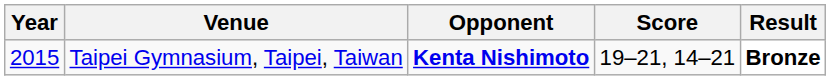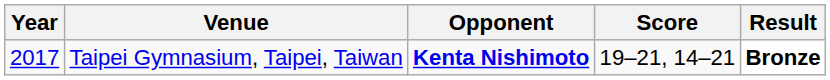(35, 58) 2015 -> (35, 58) 2017
